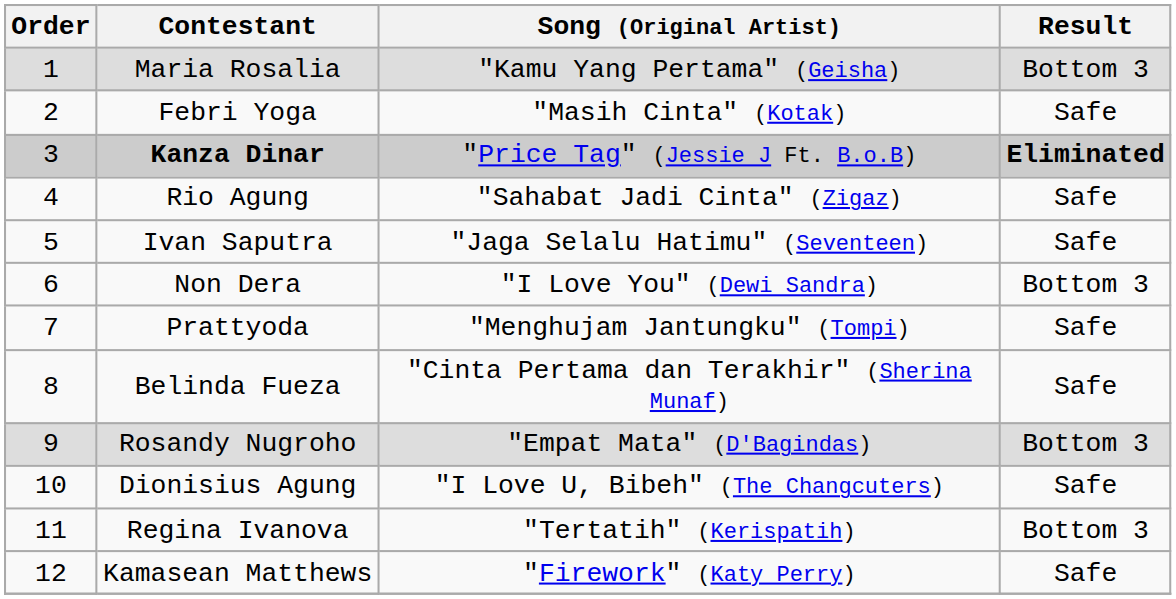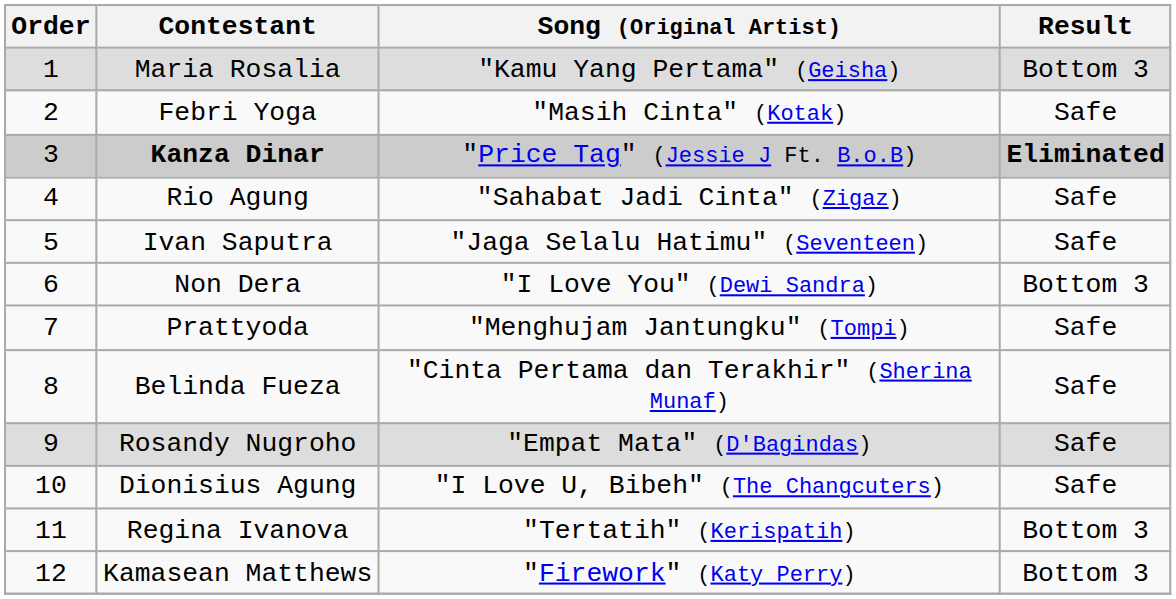(1086, 444) Bottom 3 -> (1086, 444) Safe
(1086, 573) Safe -> (1086, 573) Bottom 3
